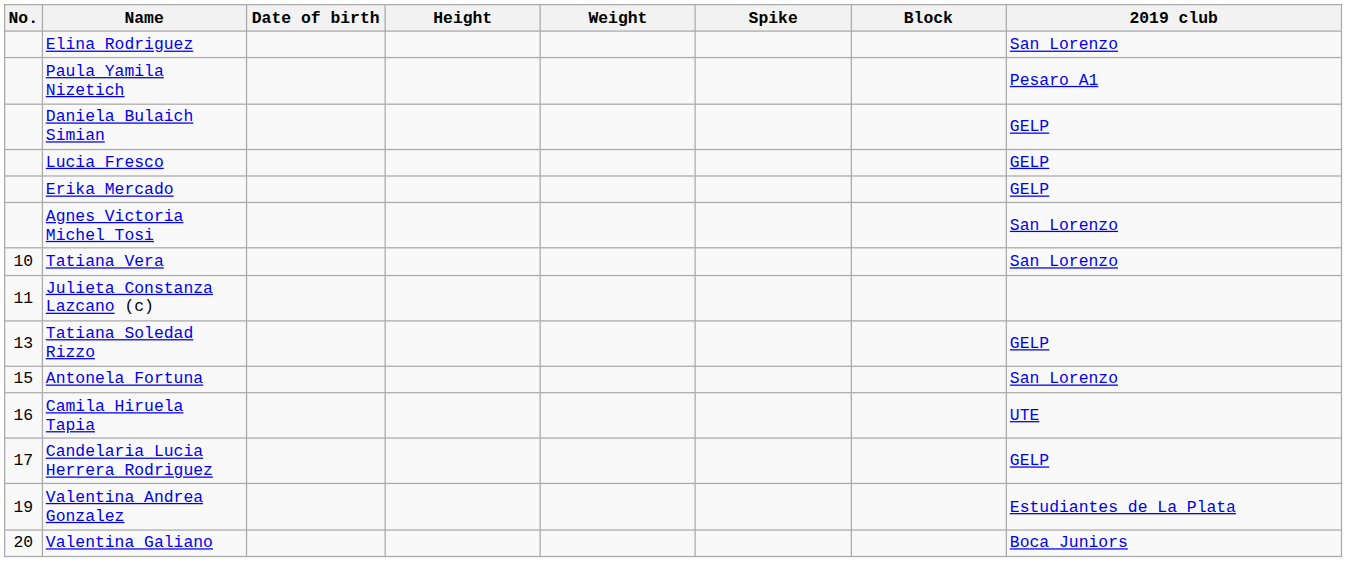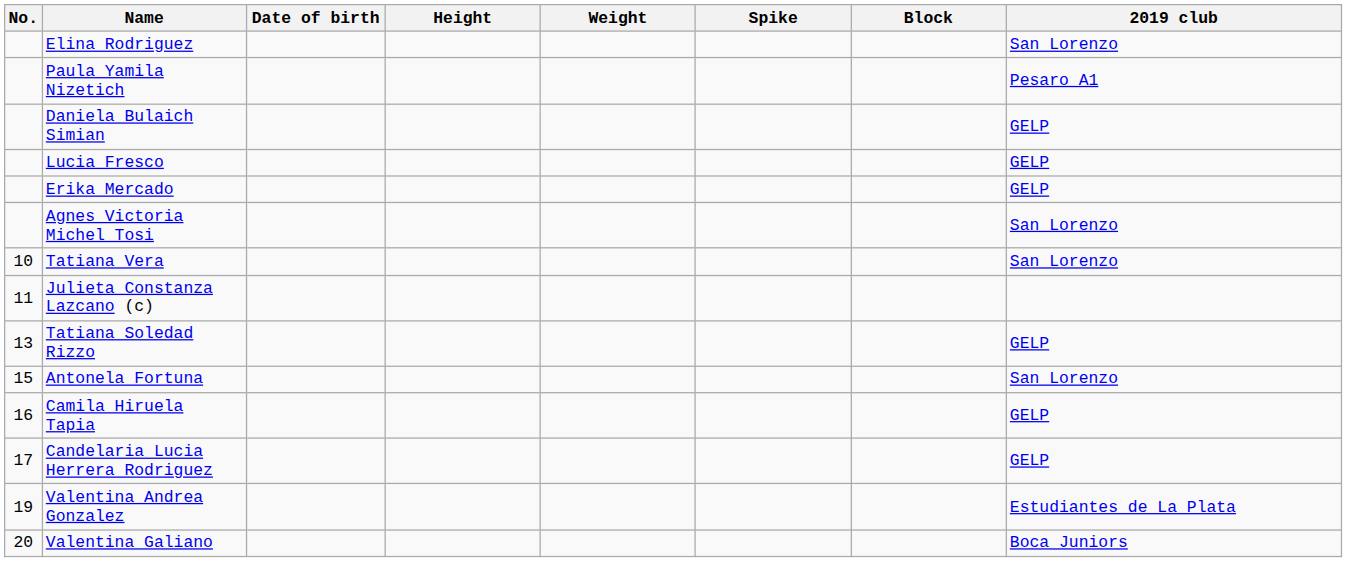(1025, 416) UTE -> (1030, 416) GELP
